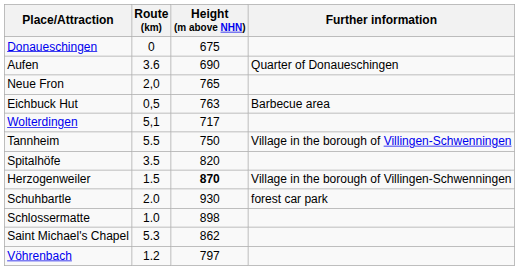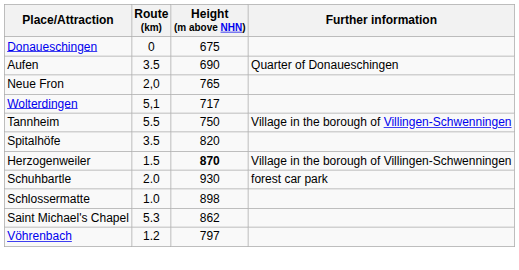(151, 65) 3.6 -> (151, 65) 3.5
- row: (42, 103)
